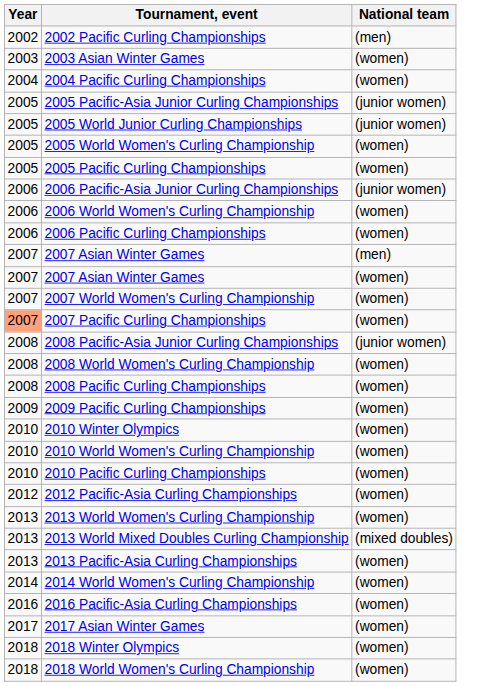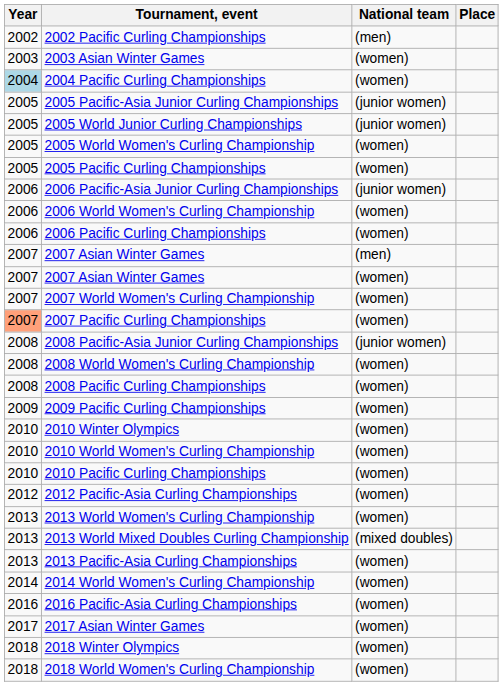+ column: (477, 15)
(23, 80) no background -> (23, 80) lightblue background
